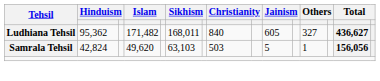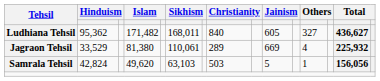+ row: (41, 48)
